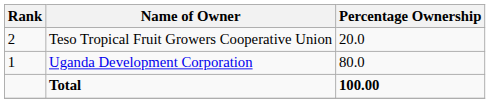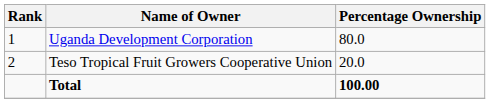rows swapped: (151, 62) <-> (191, 39)
